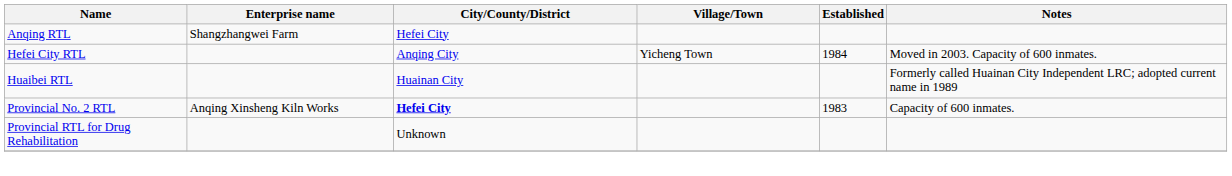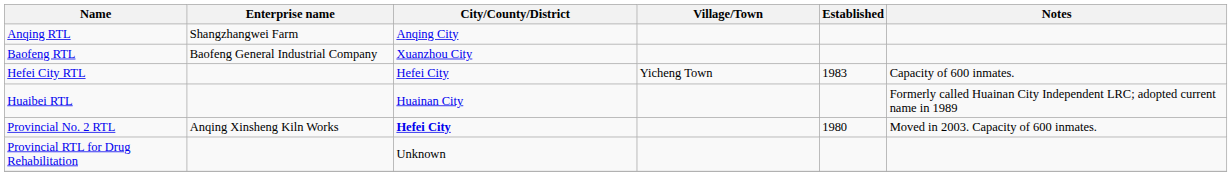(423, 34) Hefei City -> (427, 34) Anqing City
+ row: (41, 53)
(427, 53) Anqing City -> (423, 73) Hefei City
(835, 53) 1984 -> (835, 73) 1983
(993, 53) Moved in 2003. Capacity of 600 inmates. -> (952, 73) Capacity of 600 inmates.
(835, 107) 1983 -> (835, 127) 1980
(952, 107) Capacity of 600 inmates. -> (993, 127) Moved in 2003. Capacity of 600 inmates.
